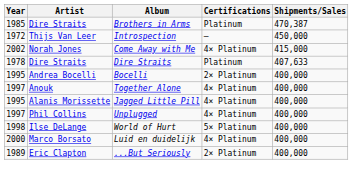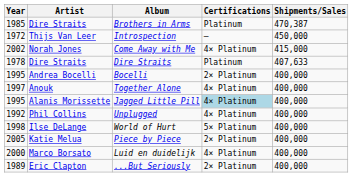(230, 101) no background -> (230, 101) lightblue background
(16, 114) 1997 -> (16, 114) 1992
+ row: (147, 140)
